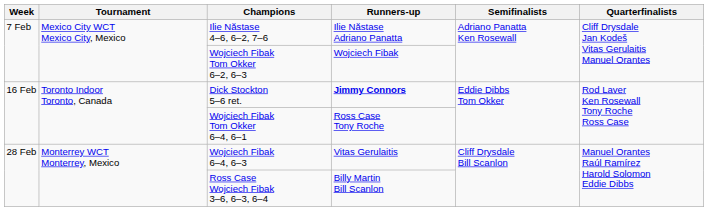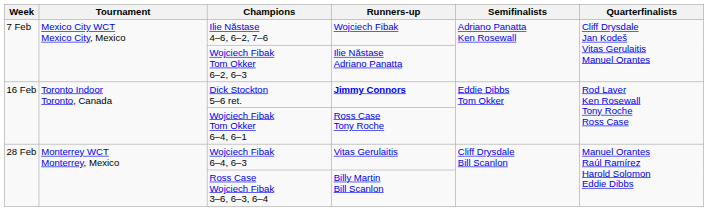(368, 33) Ilie Năstase Adriano Panatta -> (366, 27) Wojciech Fibak
(366, 53) Wojciech Fibak -> (368, 58) Ilie Năstase Adriano Panatta
